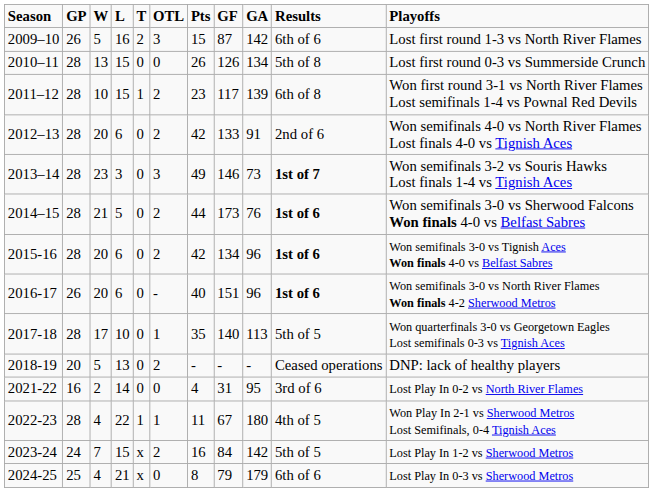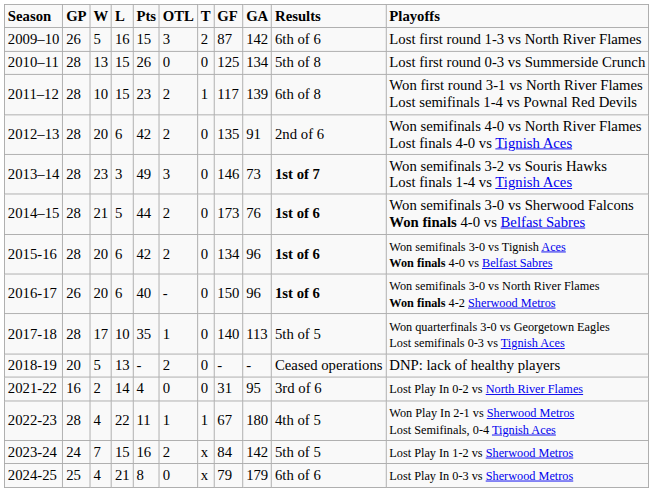columns swapped: (141, 16) <-> (201, 16)
(228, 62) 126 -> (228, 62) 125
(228, 134) 133 -> (228, 134) 135
(228, 294) 151 -> (228, 294) 150
